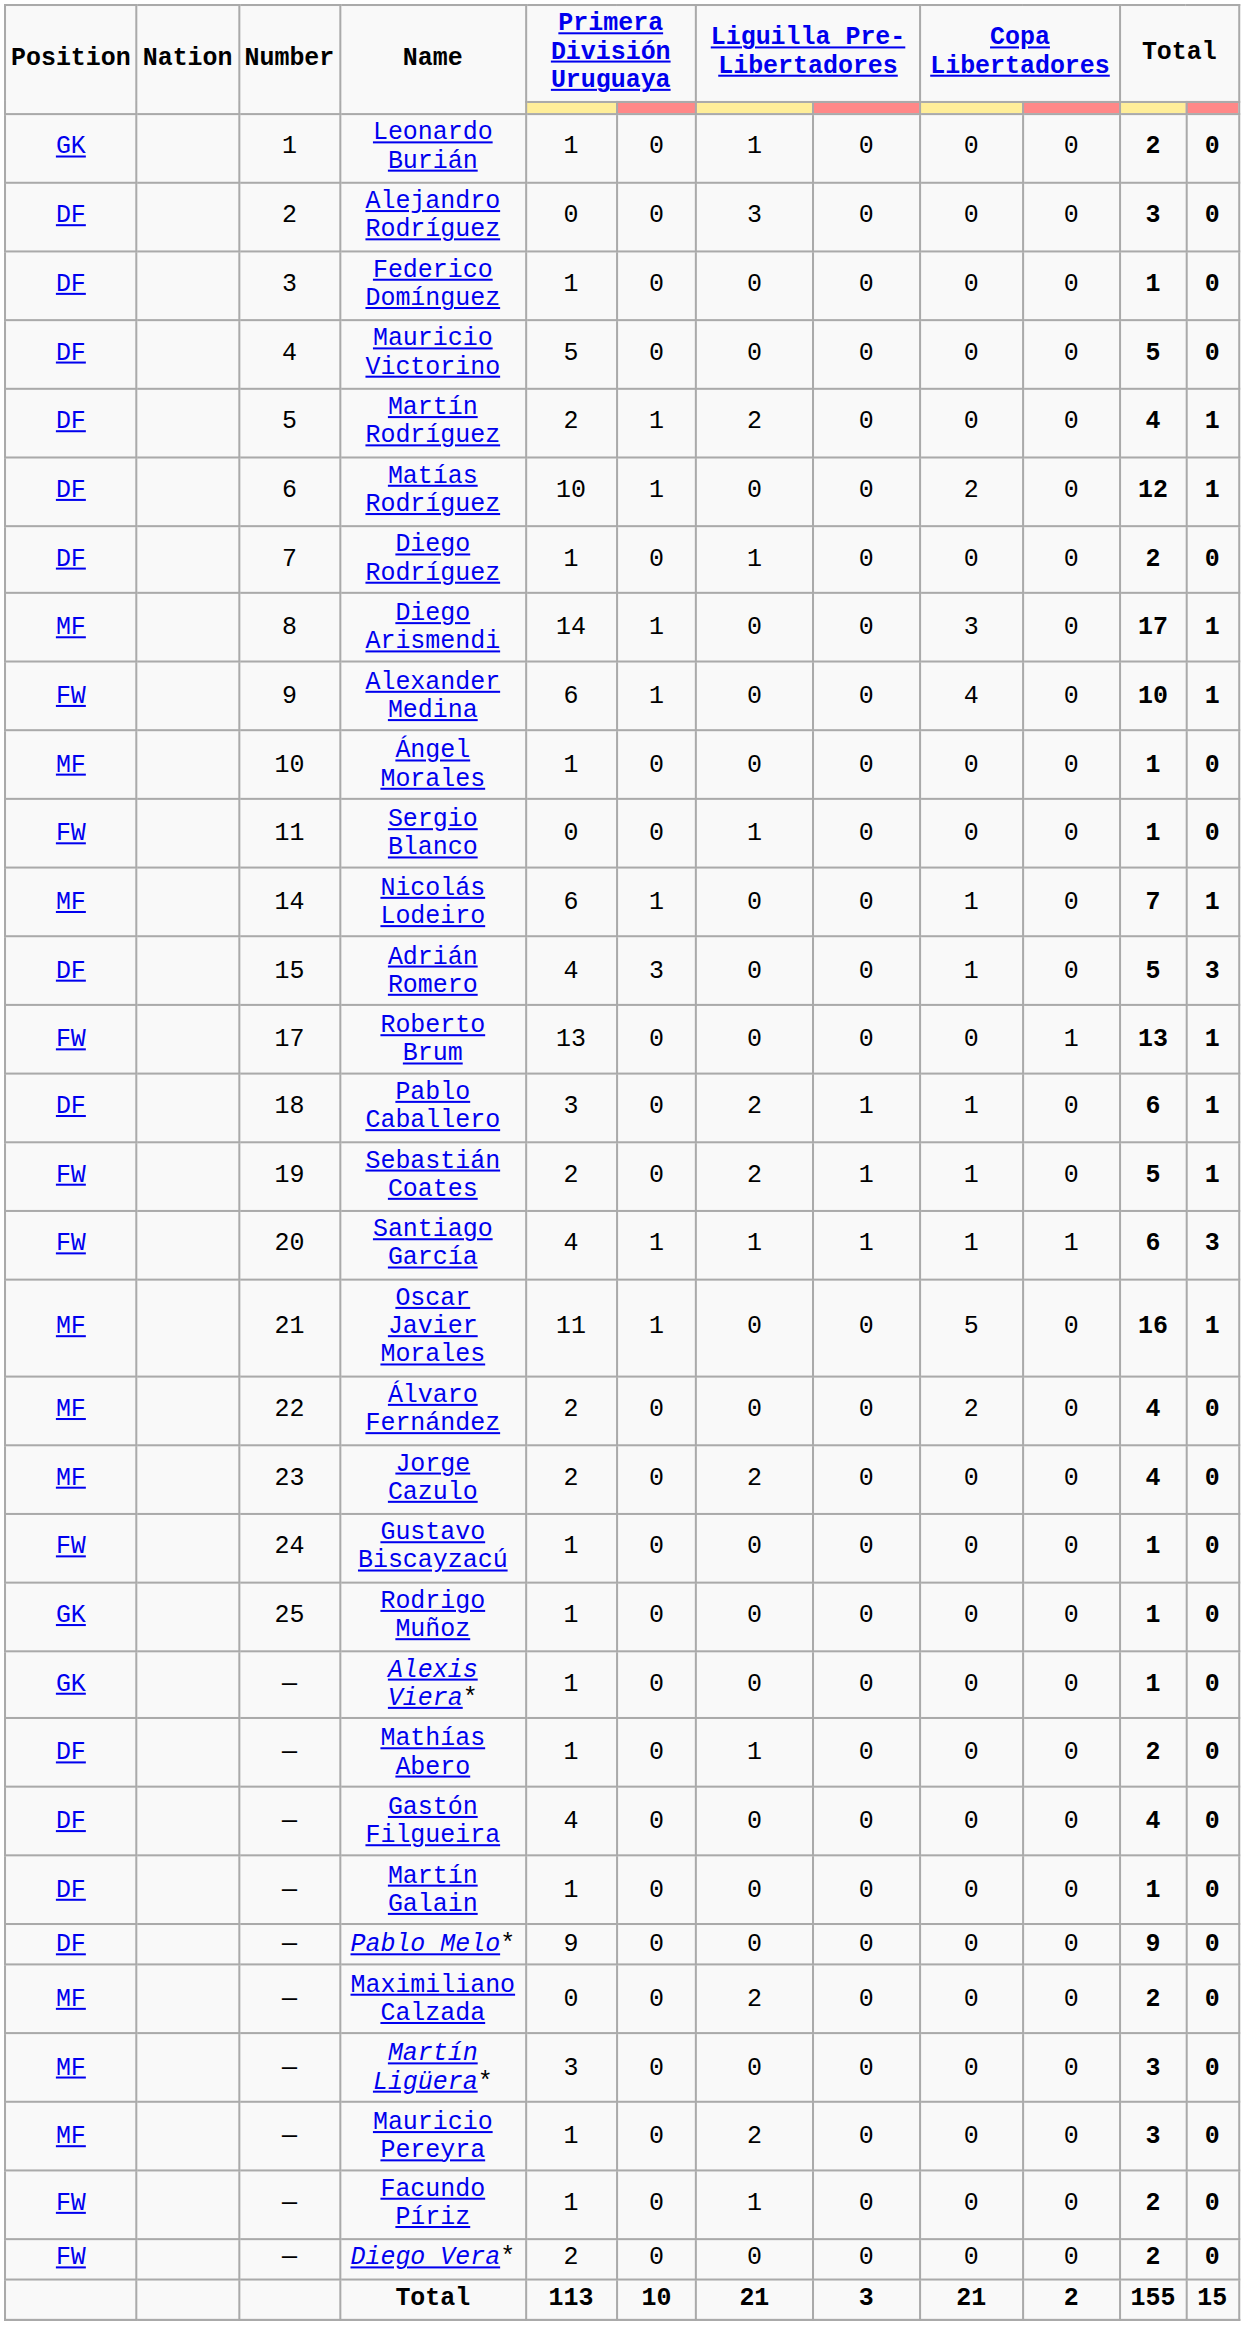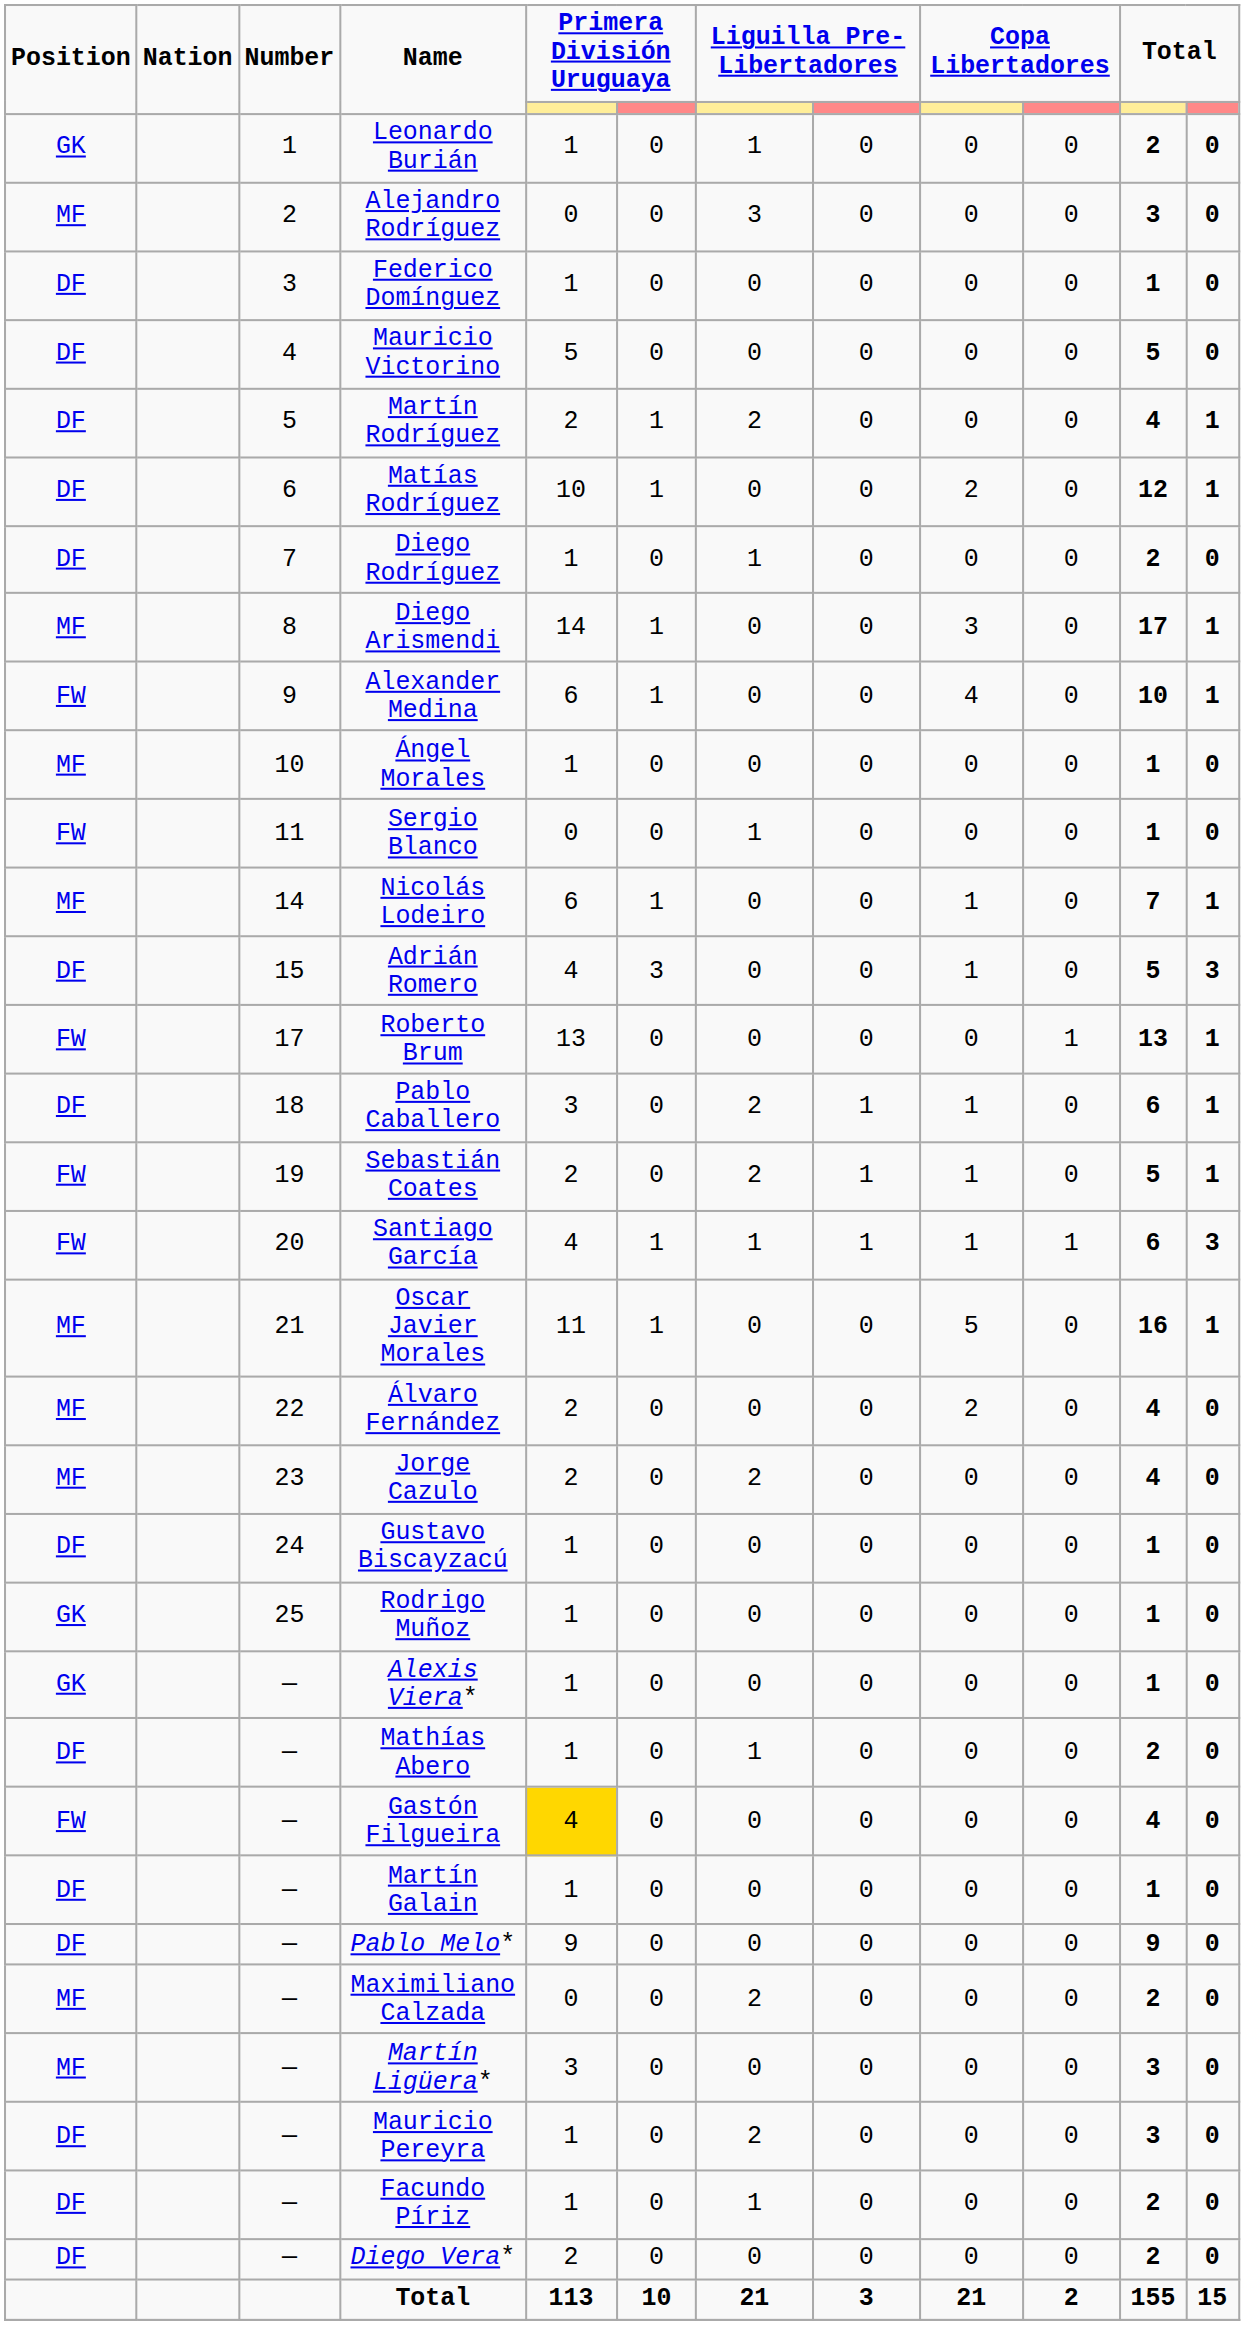(71, 217) DF -> (71, 217) MF
(71, 1548) FW -> (71, 1548) DF
(71, 1822) DF -> (71, 1822) FW
(571, 1822) no background -> (571, 1822) gold background
(71, 2137) MF -> (71, 2137) DF
(71, 2205) FW -> (71, 2205) DF
(71, 2259) FW -> (71, 2259) DF
